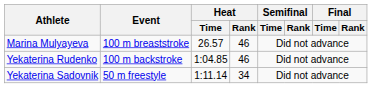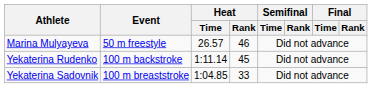(146, 44) 100 m breaststroke -> (135, 44) 50 m freestyle
(211, 60) 1:04.85 -> (211, 60) 1:11.14
(244, 60) 46 -> (244, 60) 45
(135, 76) 50 m freestyle -> (146, 76) 100 m breaststroke
(211, 76) 1:11.14 -> (211, 76) 1:04.85
(244, 76) 34 -> (244, 76) 33
